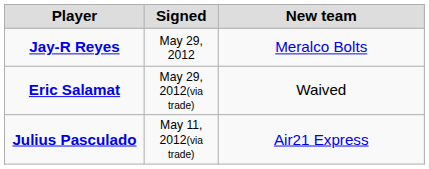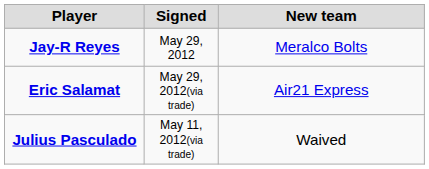(321, 90) Waived -> (321, 90) Air21 Express
(321, 139) Air21 Express -> (321, 139) Waived
